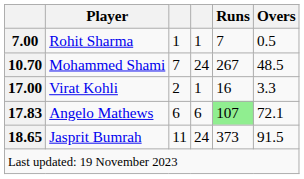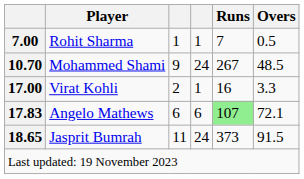(176, 64) 7 -> (176, 64) 9
